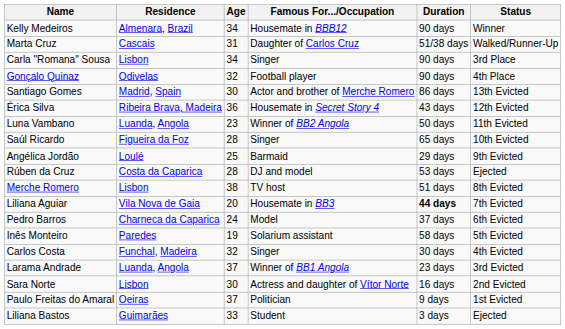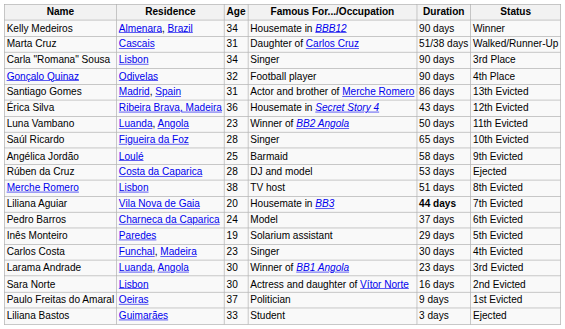(232, 92) 30 -> (232, 92) 31
(437, 156) 29 days -> (437, 156) 58 days
(437, 236) 58 days -> (437, 236) 29 days
(232, 252) 32 -> (232, 252) 23
(232, 268) 37 -> (232, 268) 30
